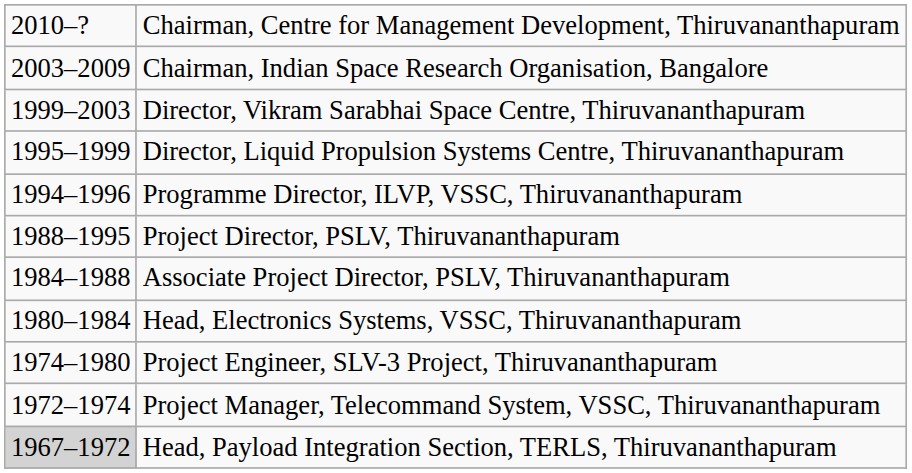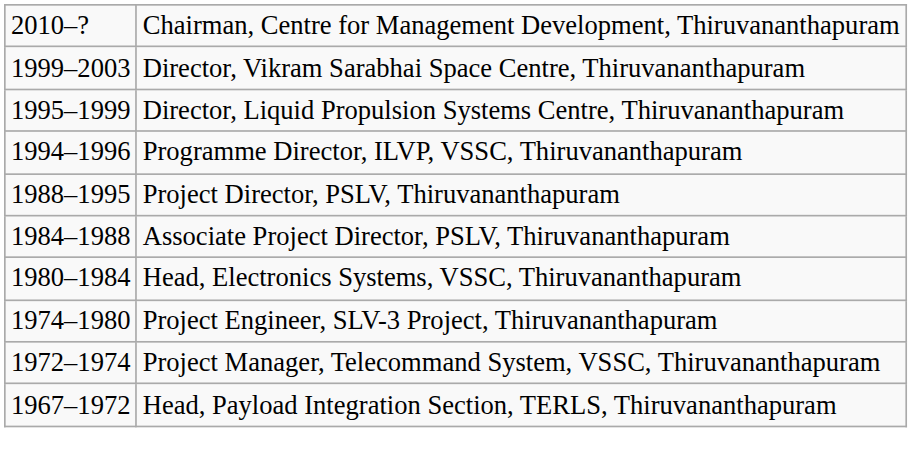- row: (456, 67)
(71, 446) lightgrey background -> (71, 404) no background
